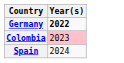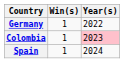+ column: (64, 11)
(59, 24) bold -> (93, 24) normal
